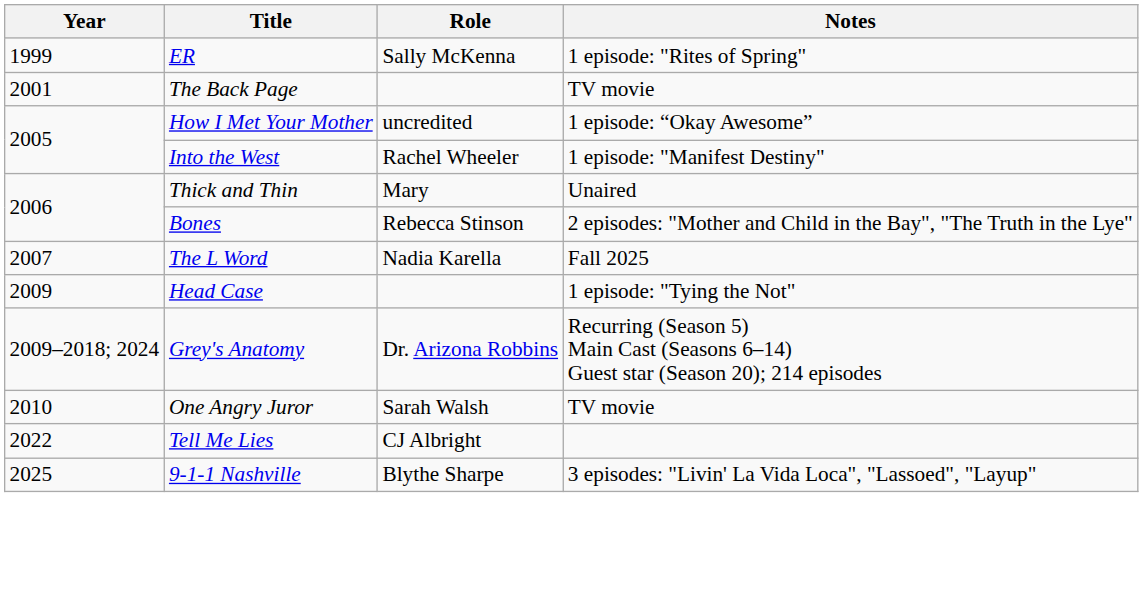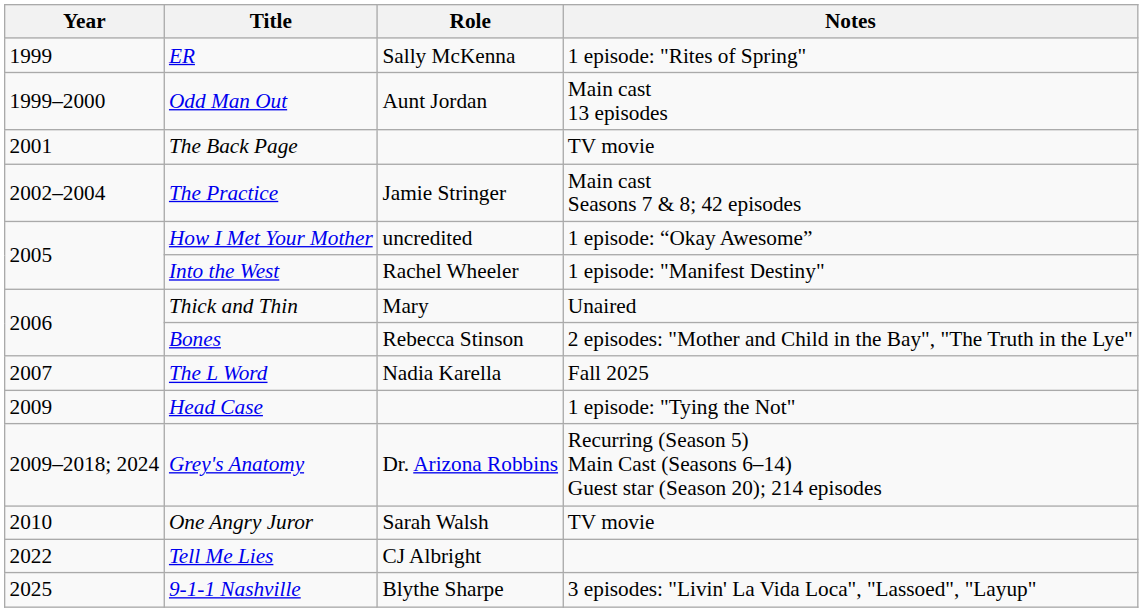+ row: (228, 100)
+ row: (224, 192)
